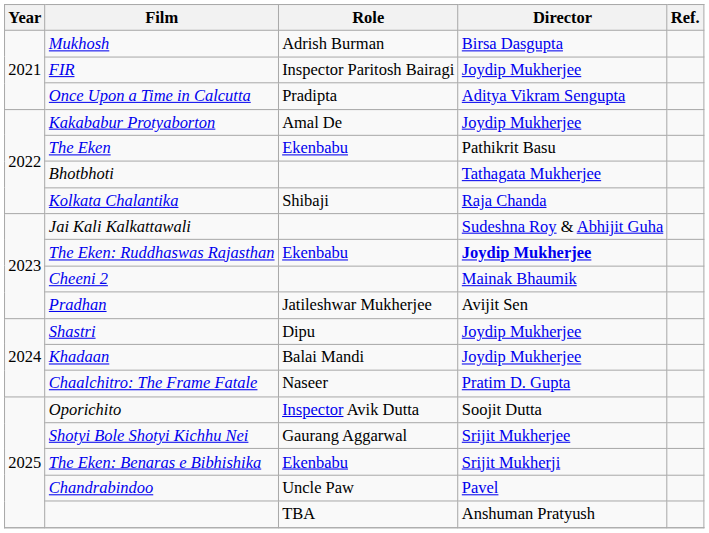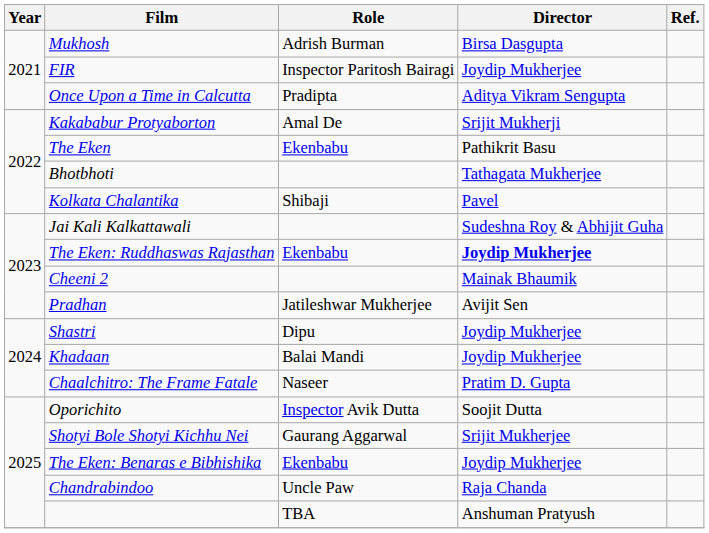(522, 122) Joydip Mukherjee -> (511, 122) Srijit Mukherji
(504, 200) Raja Chanda -> (480, 200) Pavel
(511, 461) Srijit Mukherji -> (522, 461) Joydip Mukherjee
(480, 488) Pavel -> (504, 488) Raja Chanda
